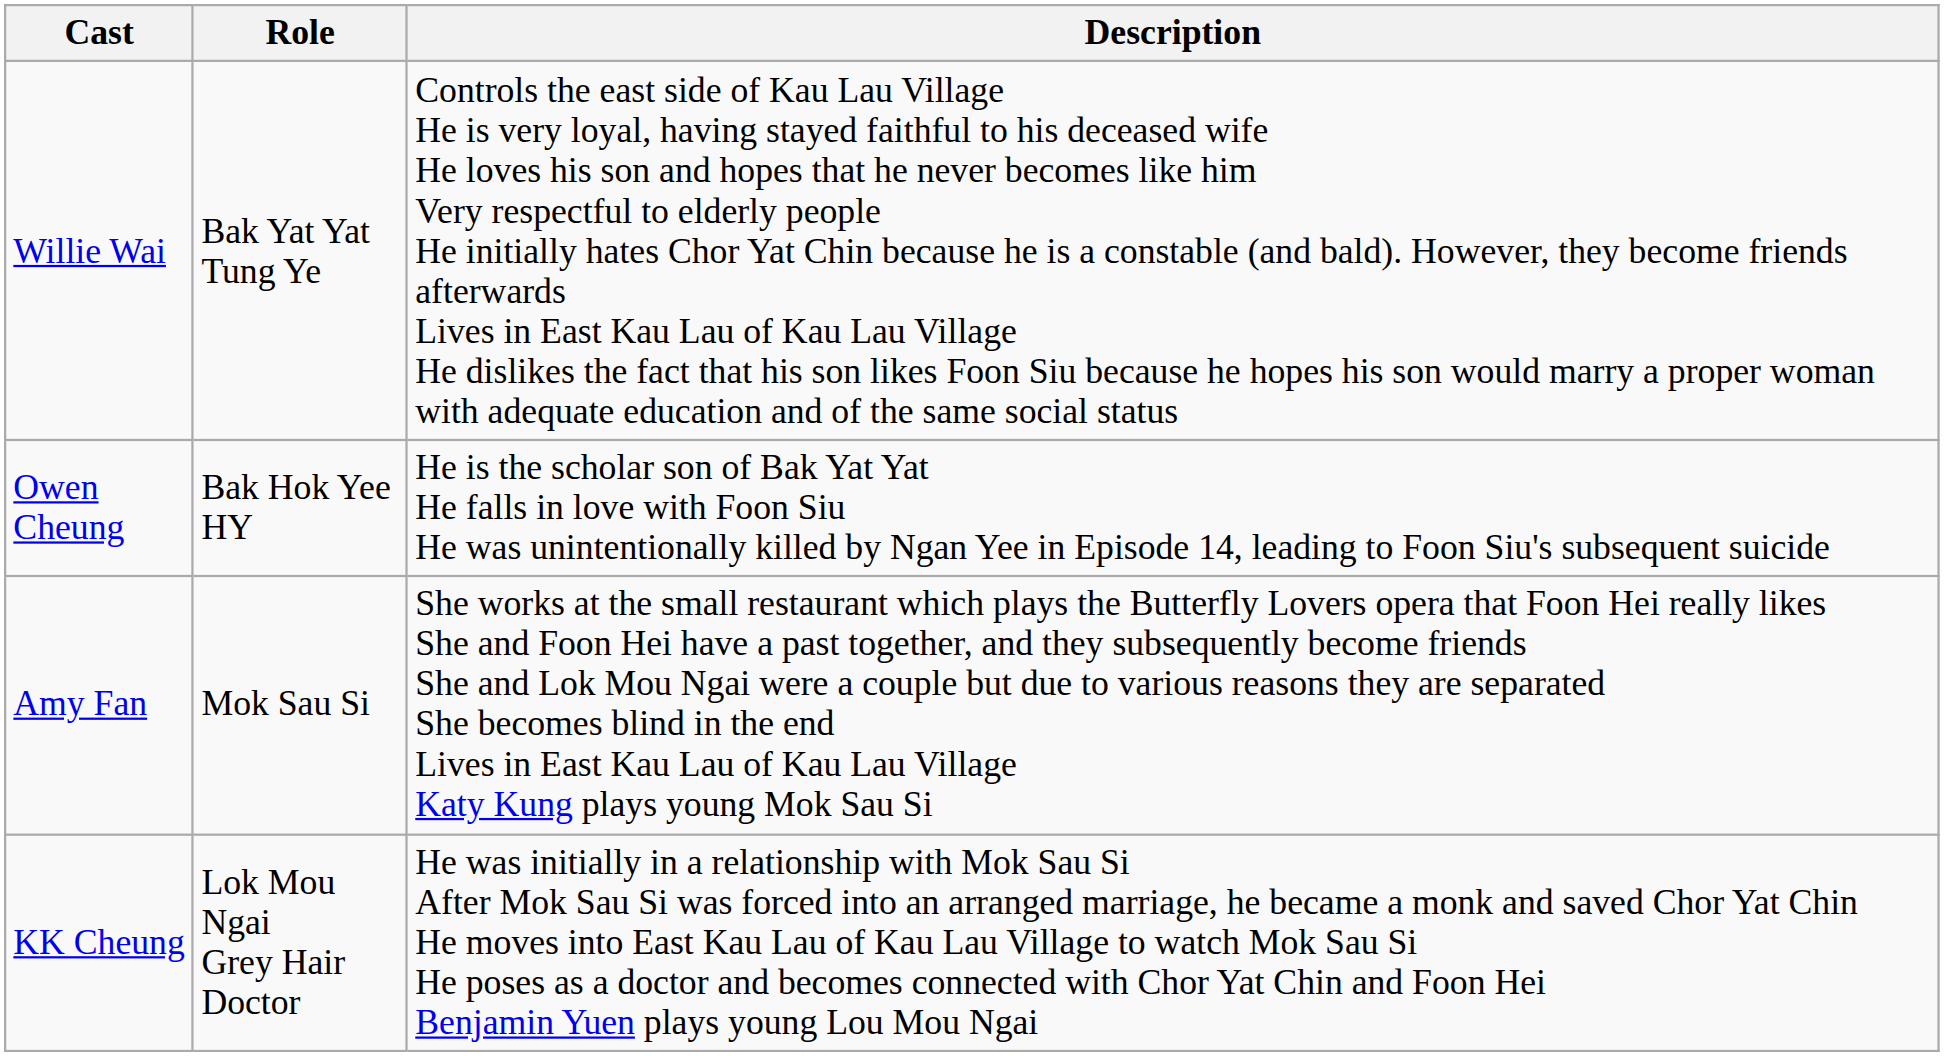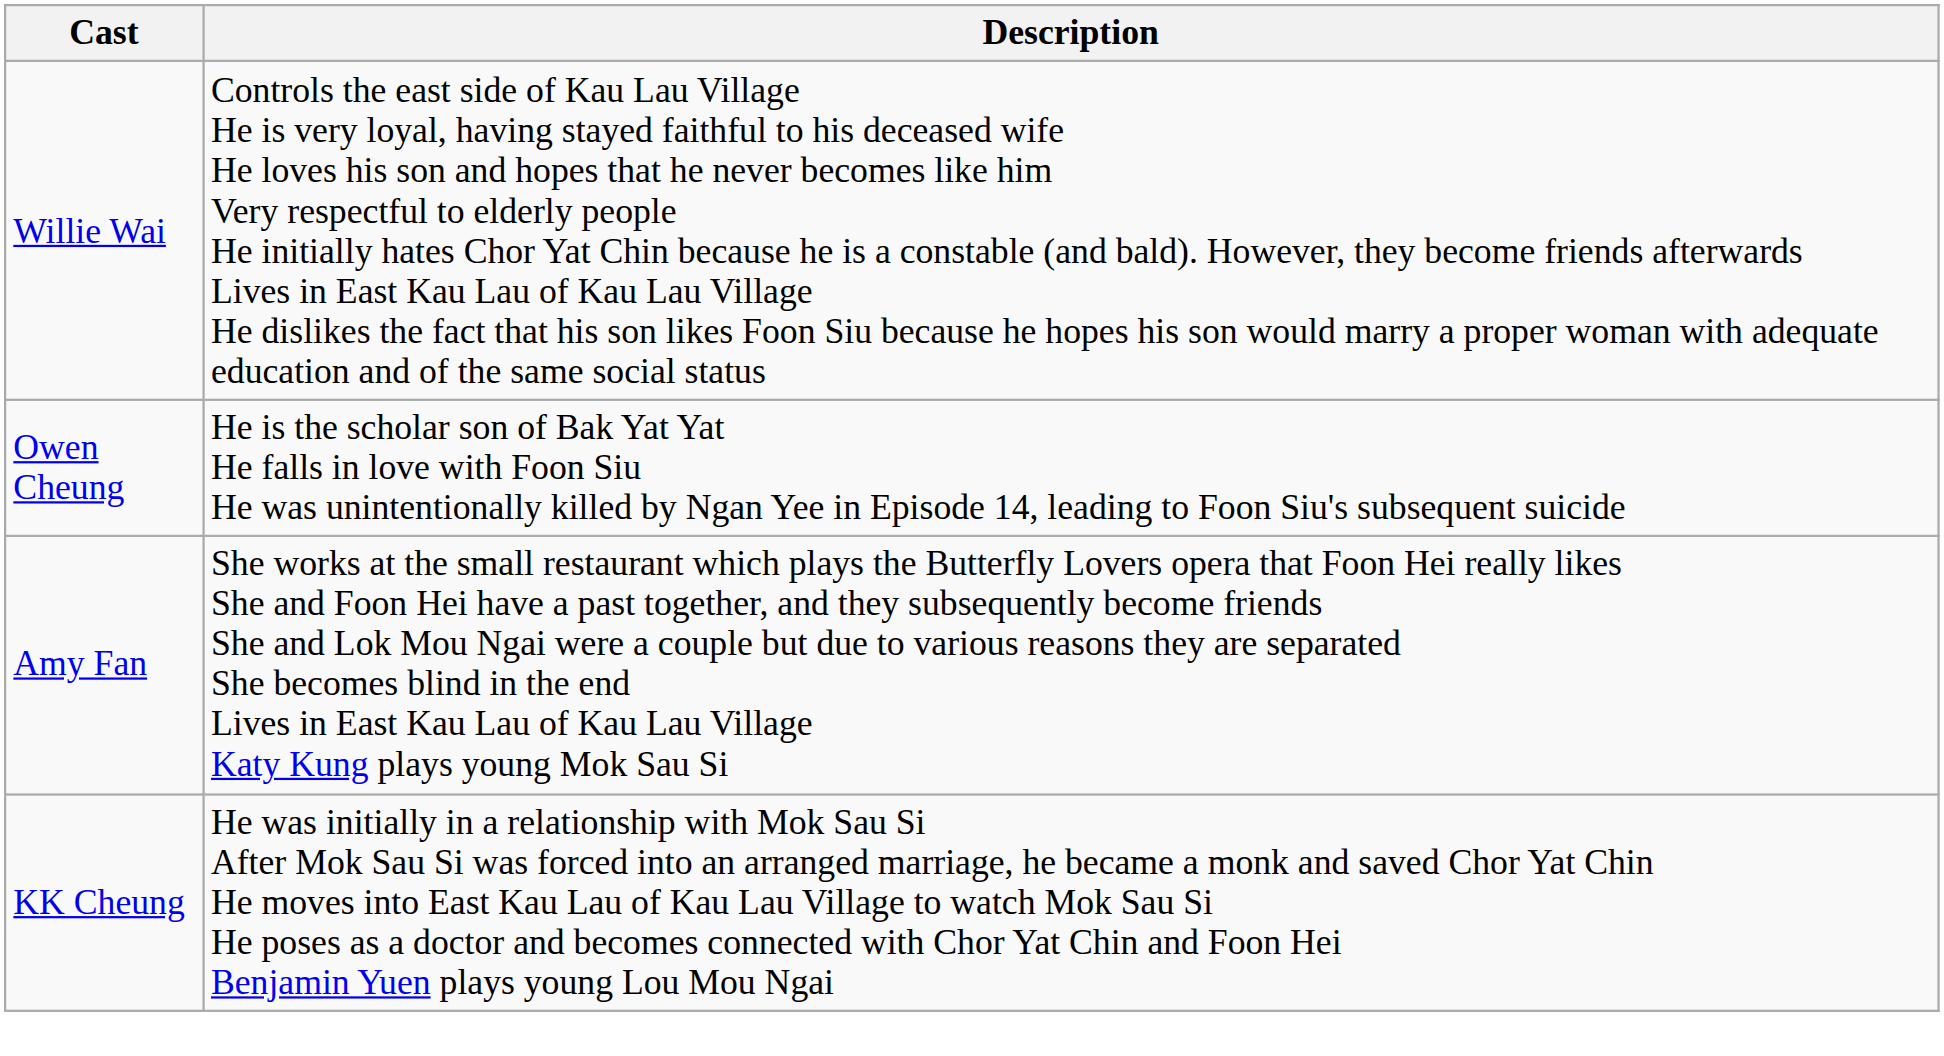- column: (300, 32)
